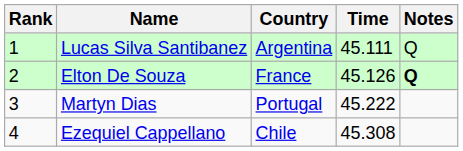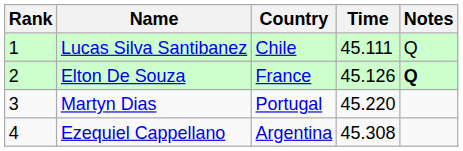(294, 47) Argentina -> (276, 47) Chile
(368, 104) 45.222 -> (368, 104) 45.220
(276, 133) Chile -> (294, 133) Argentina
